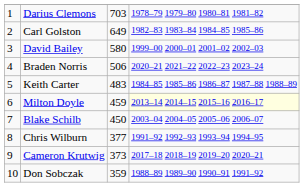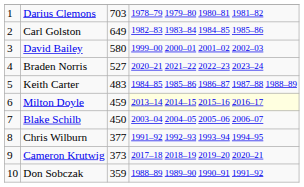(118, 66) 506 -> (118, 66) 527
